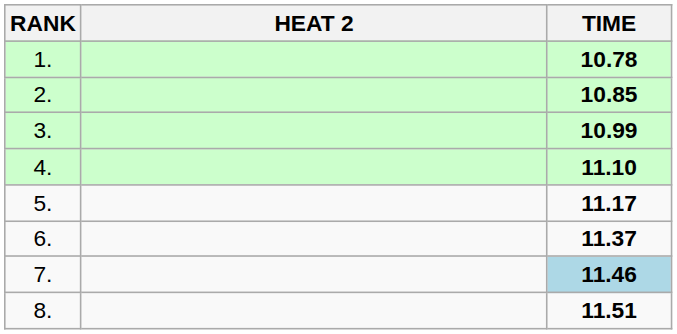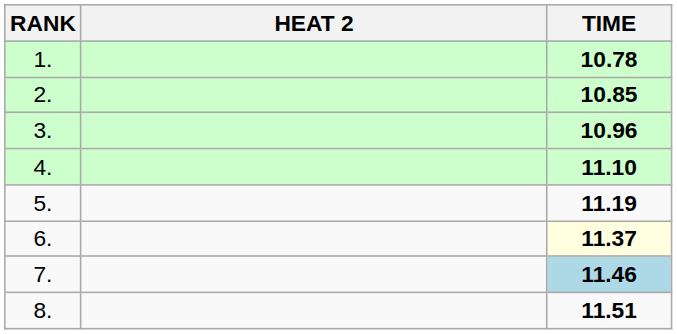(609, 131) 10.99 -> (609, 131) 10.96
(609, 203) 11.17 -> (609, 203) 11.19
(609, 239) no background -> (609, 239) lightyellow background
